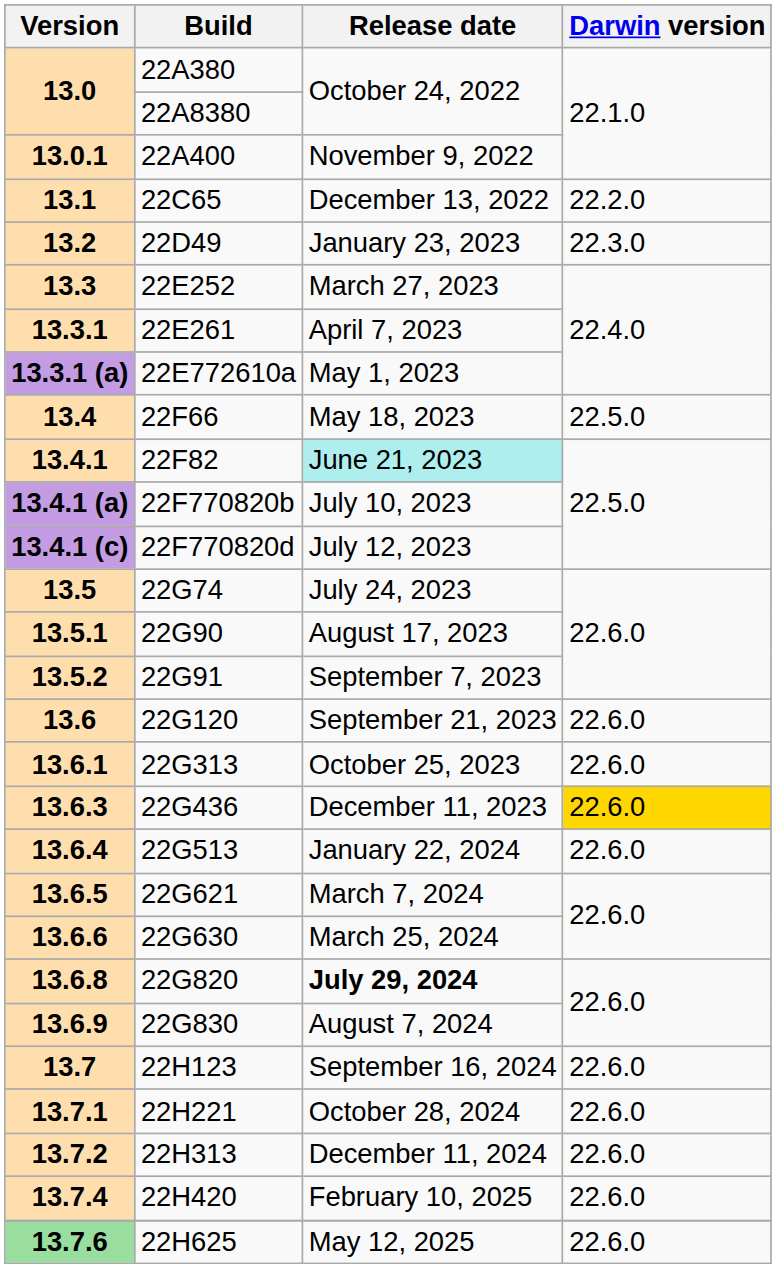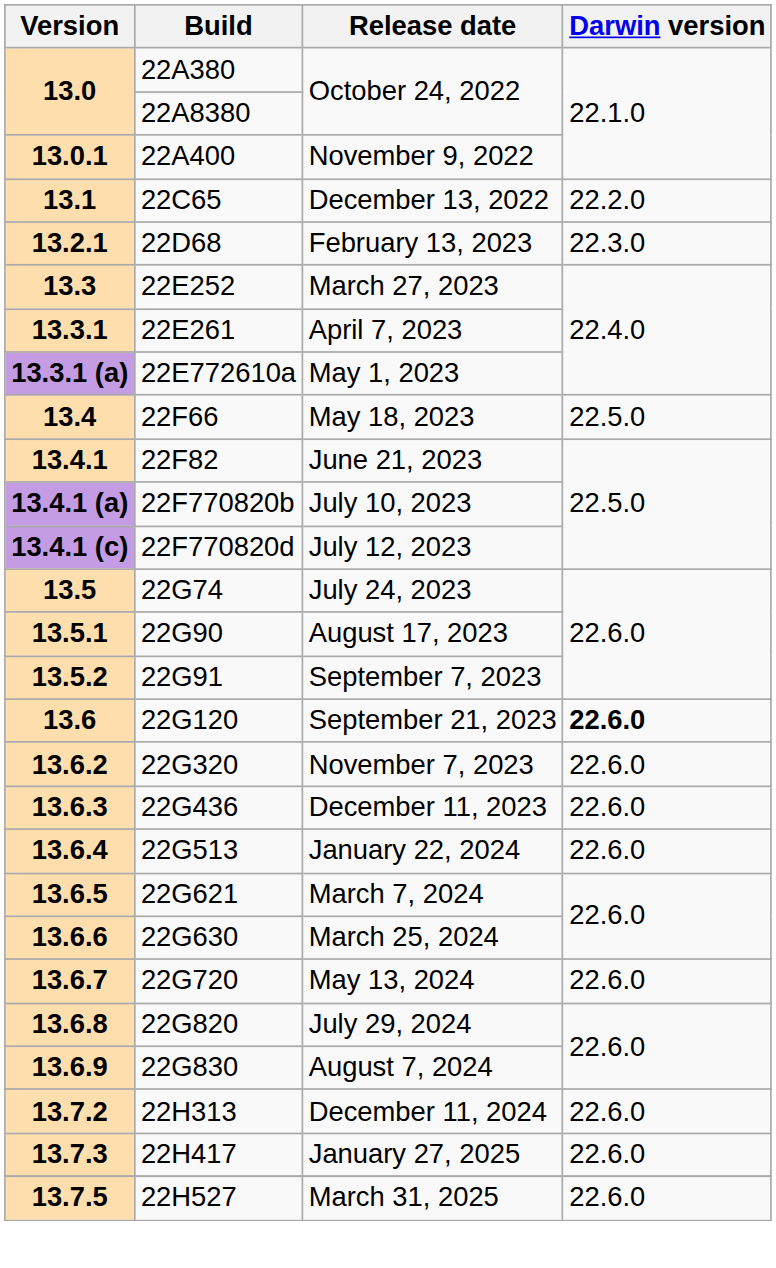- row: (70, 243)
+ row: (70, 243)
(395, 460) paleturquoise background -> (395, 460) no background
(607, 720) normal -> (607, 720) bold
- row: (70, 763)
+ row: (70, 763)
(607, 807) gold background -> (607, 807) no background
+ row: (70, 980)
(393, 980) bold -> (390, 1024) normal
- row: (70, 1067)
- row: (70, 1110)
+ row: (70, 1154)
- row: (70, 1197)
+ row: (70, 1197)
- row: (70, 1241)
